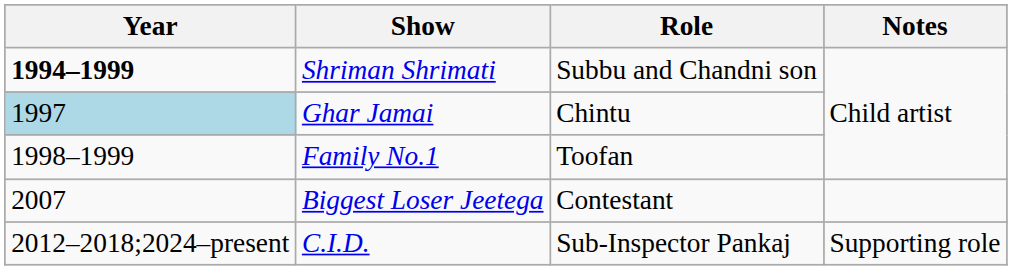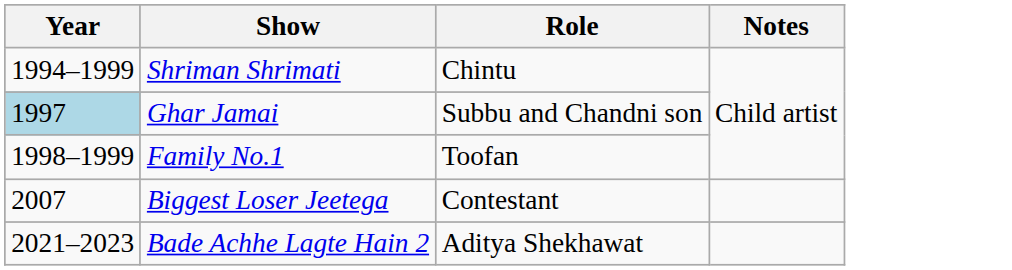(73, 69) bold -> (73, 69) normal
(686, 69) Subbu and Chandni son -> (479, 69) Chintu
(593, 112) Chintu -> (572, 112) Subbu and Chandni son
- row: (336, 243)
+ row: (288, 243)
